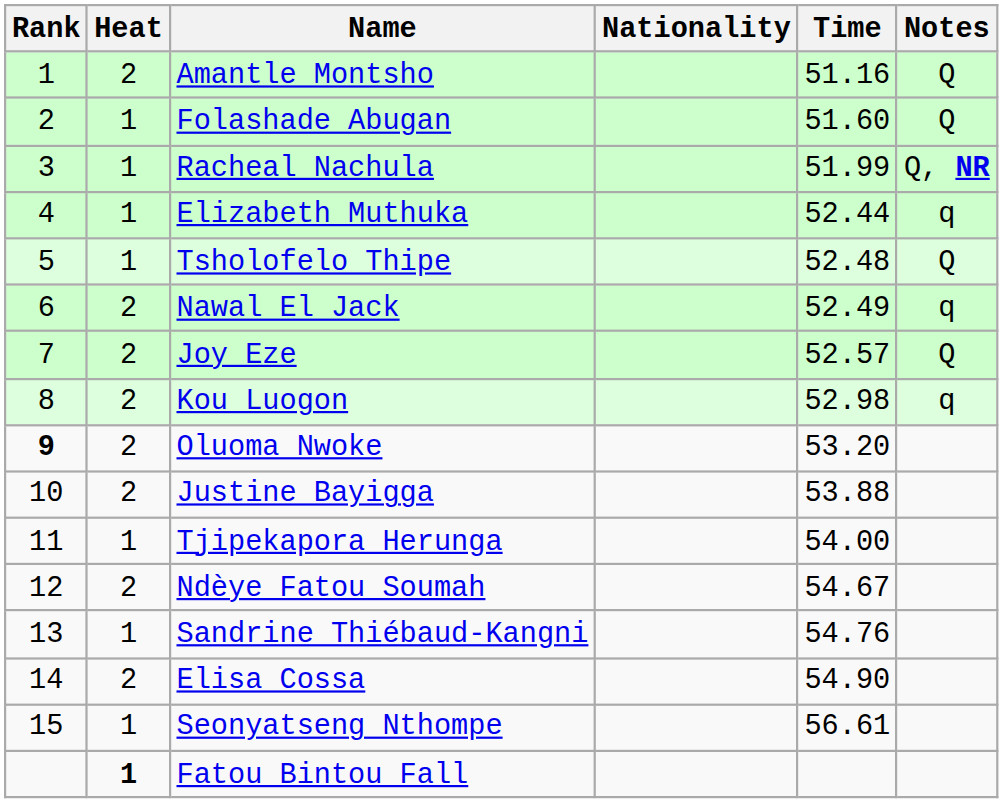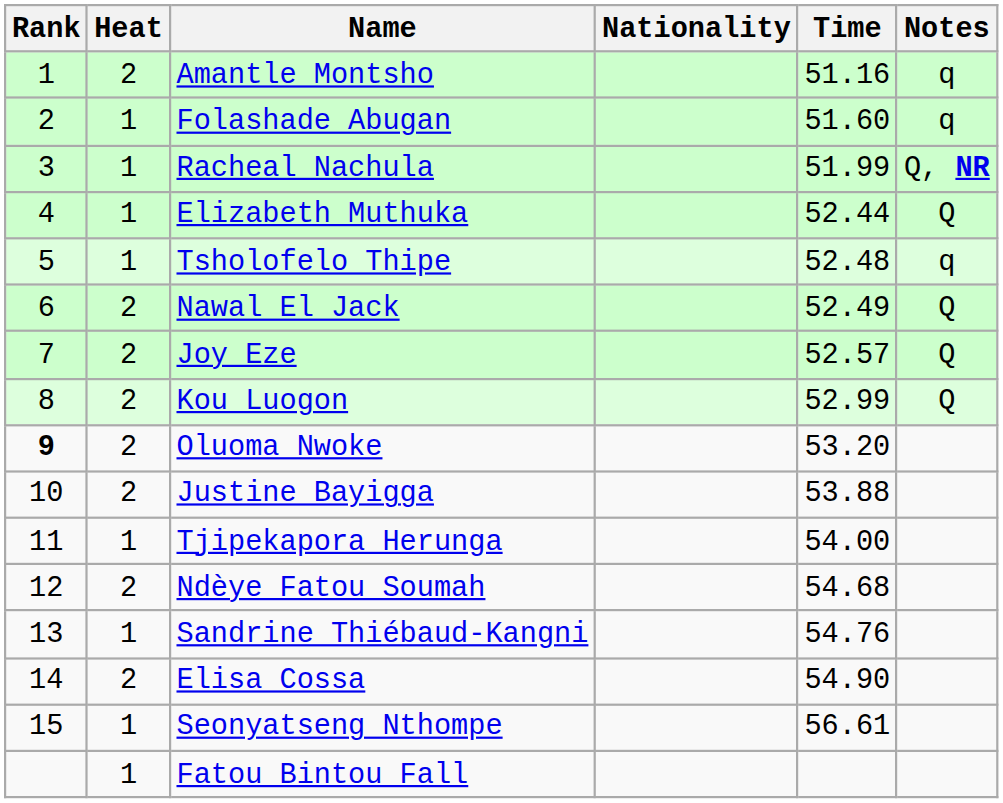(947, 75) Q -> (947, 75) q
(947, 122) Q -> (947, 122) q
(947, 215) q -> (947, 215) Q
(947, 261) Q -> (947, 261) q
(947, 308) q -> (947, 308) Q
(847, 401) 52.98 -> (847, 401) 52.99
(947, 401) q -> (947, 401) Q
(847, 588) 54.67 -> (847, 588) 54.68
(129, 774) bold -> (129, 774) normal
